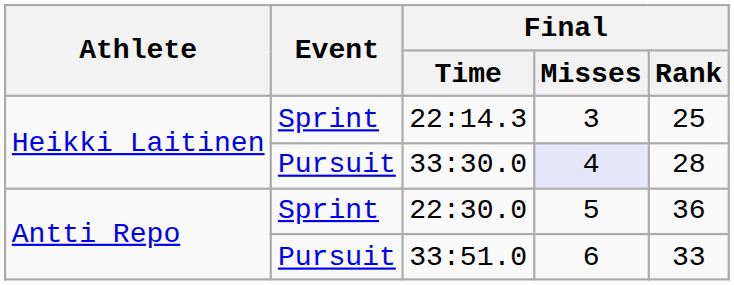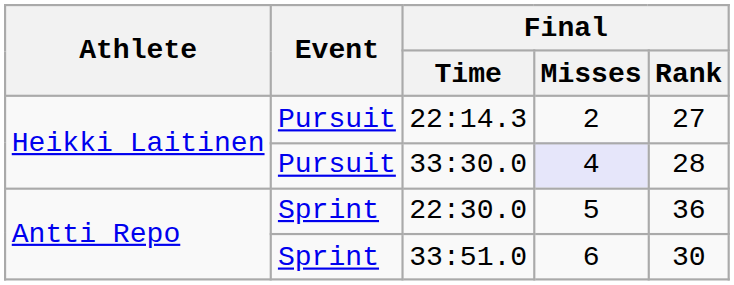(328, 119) Sprint -> (337, 119) Pursuit
(591, 119) 3 -> (591, 119) 2
(689, 119) 25 -> (689, 119) 27
(337, 257) Pursuit -> (328, 257) Sprint
(689, 257) 33 -> (689, 257) 30
